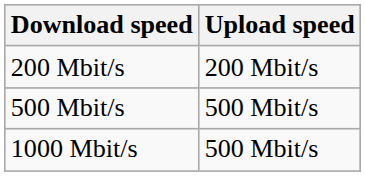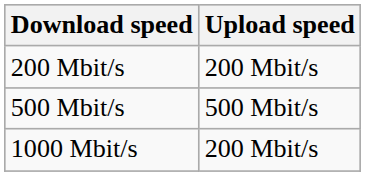(262, 149) 500 Mbit/s -> (262, 149) 200 Mbit/s
